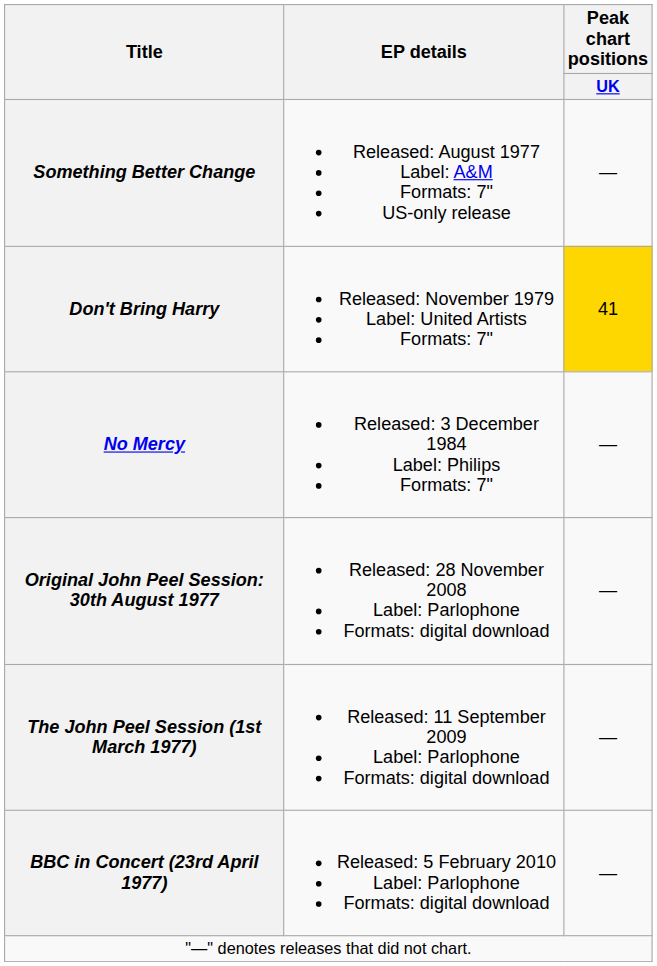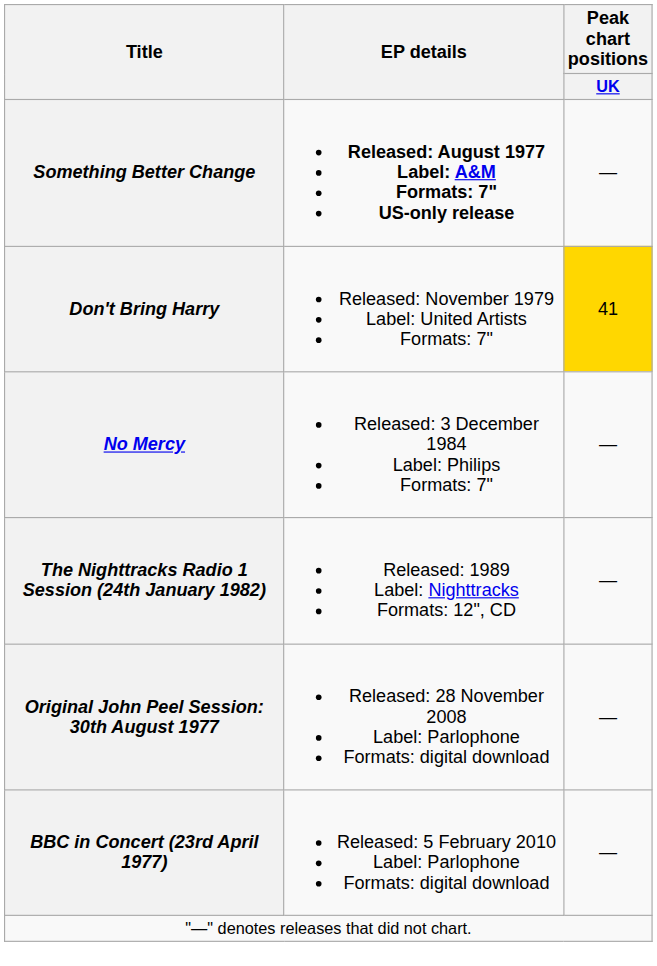(424, 183) normal -> (424, 183) bold
+ row: (144, 580)
- row: (144, 737)
